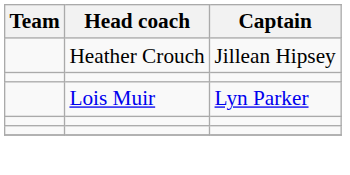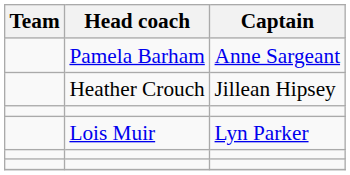+ row: (137, 55)
